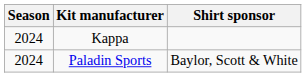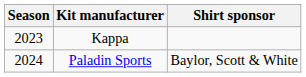(29, 38) 2024 -> (29, 38) 2023
